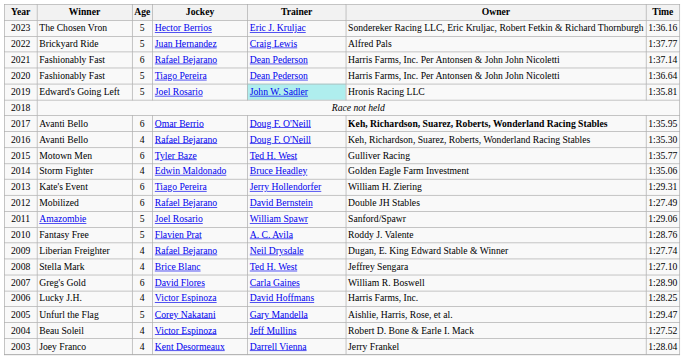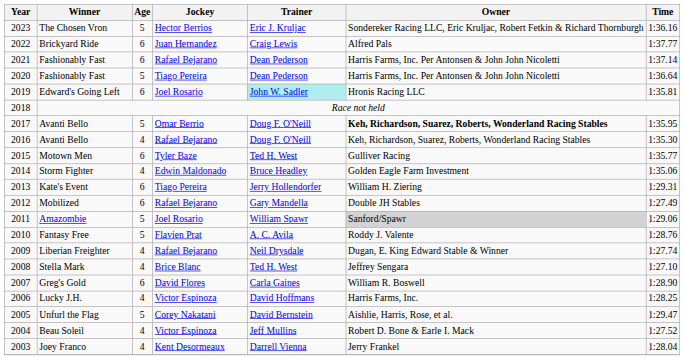(142, 44) 5 -> (142, 44) 6
(142, 92) 5 -> (142, 92) 6
(142, 124) 6 -> (142, 124) 5
(281, 203) David Bernstein -> (279, 203) Gary Mandella
(377, 219) no background -> (377, 219) lightgrey background
(279, 315) Gary Mandella -> (281, 315) David Bernstein
